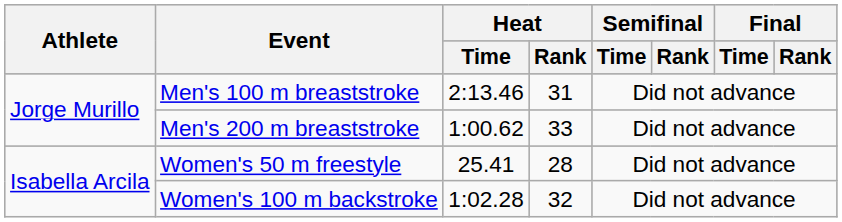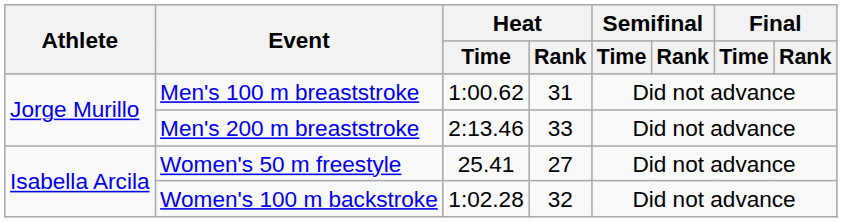(486, 92) 2:13.46 -> (486, 92) 1:00.62
(486, 128) 1:00.62 -> (486, 128) 2:13.46
(560, 164) 28 -> (560, 164) 27
